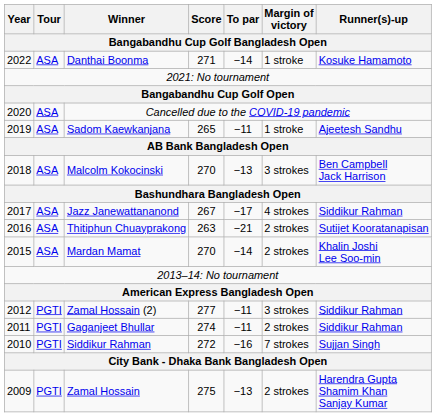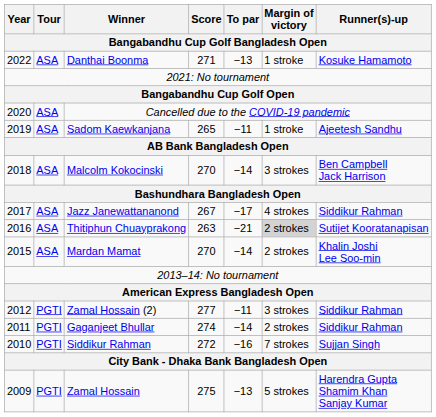(243, 60) −14 -> (243, 60) −13
(243, 170) −13 -> (243, 170) −14
(287, 228) no background -> (287, 228) lightgrey background
(243, 327) −11 -> (243, 327) −14
(287, 391) 2 strokes -> (287, 391) 5 strokes
